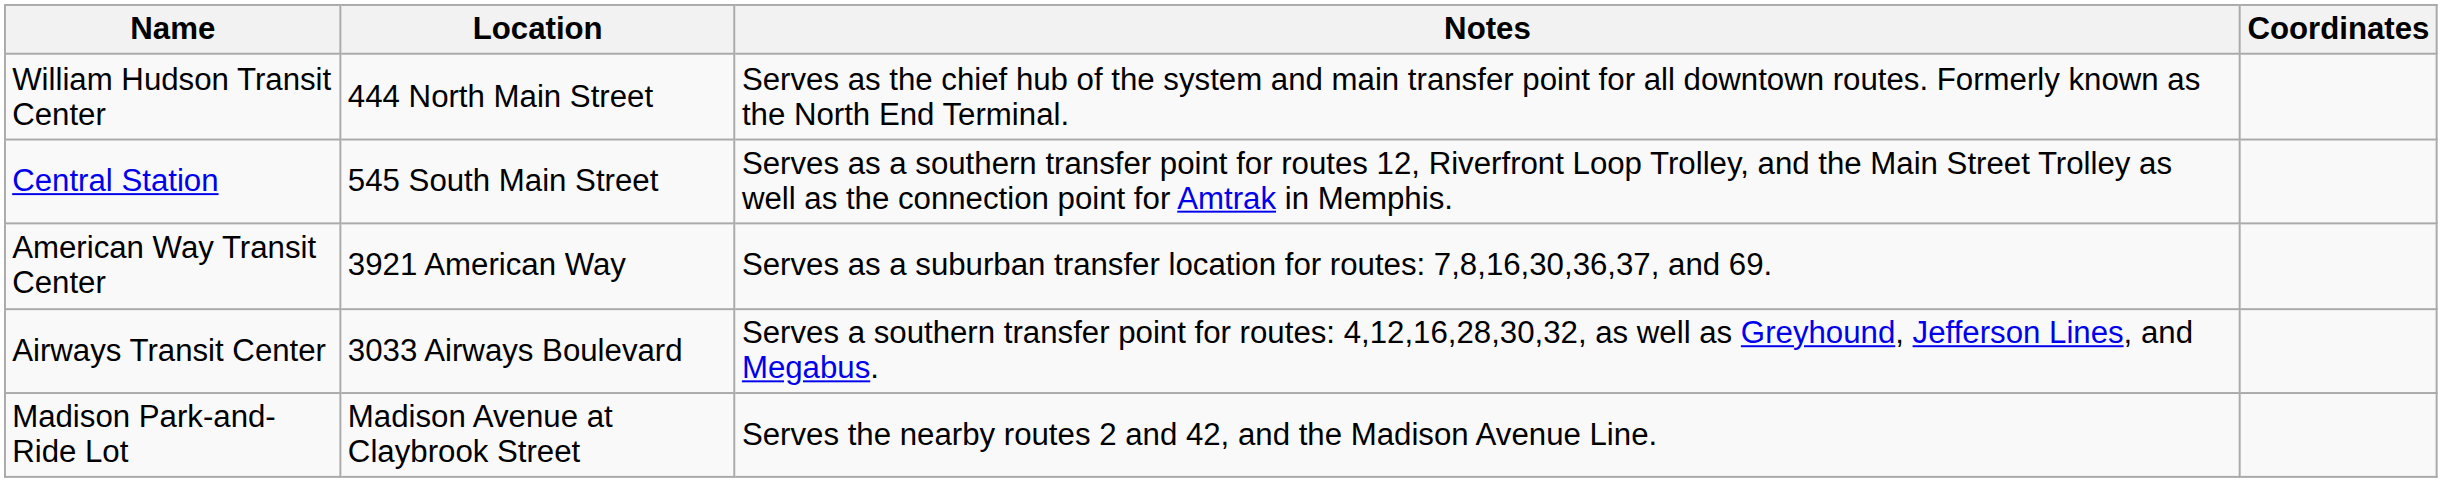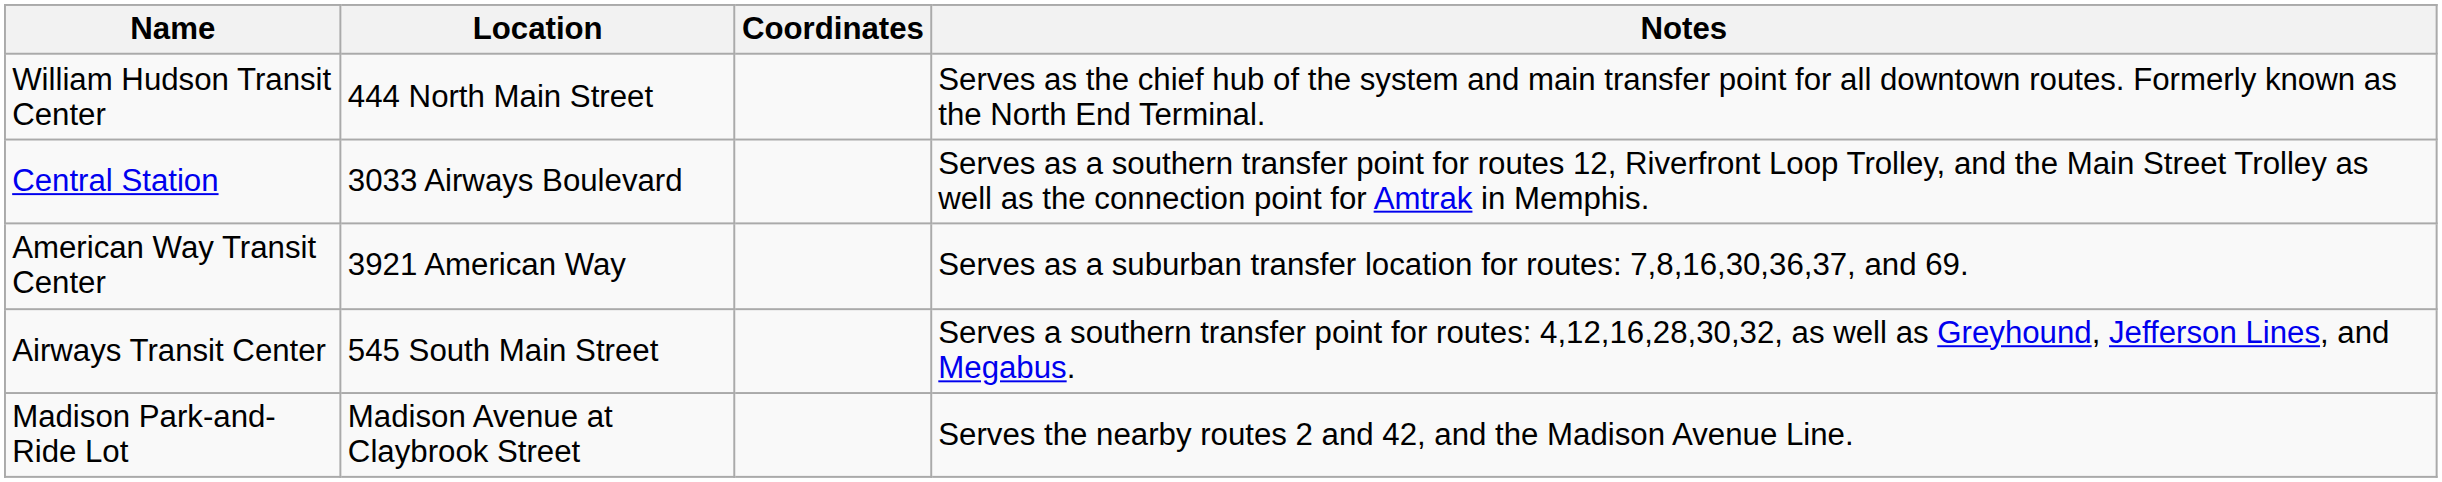columns swapped: (2338, 29) <-> (1487, 29)
(503, 180) 545 South Main Street -> (515, 180) 3033 Airways Boulevard
(515, 350) 3033 Airways Boulevard -> (503, 350) 545 South Main Street
